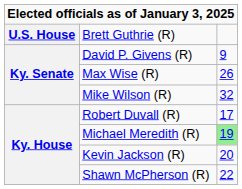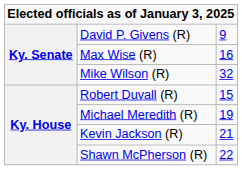- row: (129, 34)
(227, 74) 26 -> (226, 54) 16
(227, 114) 17 -> (226, 94) 15
(227, 134) lightgreen background -> (226, 114) no background
(227, 154) 20 -> (226, 134) 21
